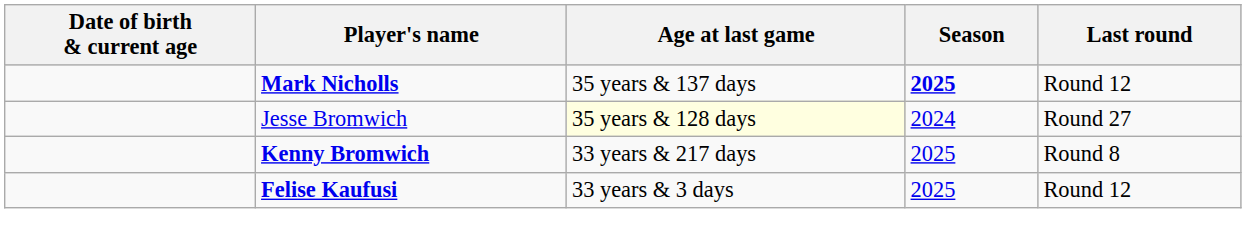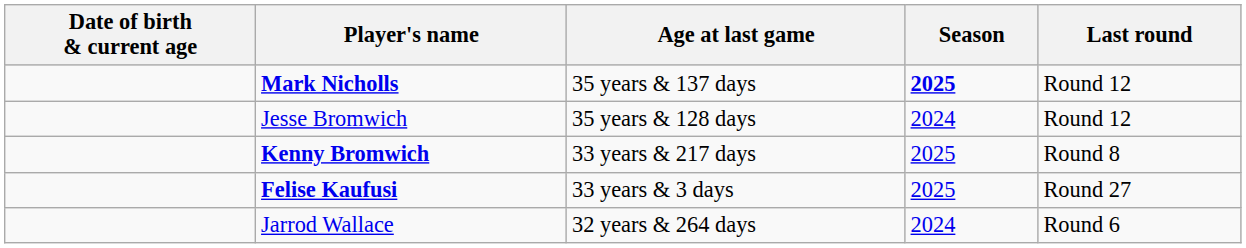(664, 118) lightyellow background -> (664, 118) no background
(1087, 118) Round 27 -> (1087, 118) Round 12
(1087, 189) Round 12 -> (1087, 189) Round 27
+ row: (327, 225)
